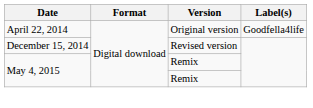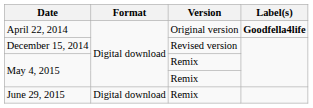(274, 29) normal -> (274, 29) bold
+ row: (36, 95)
